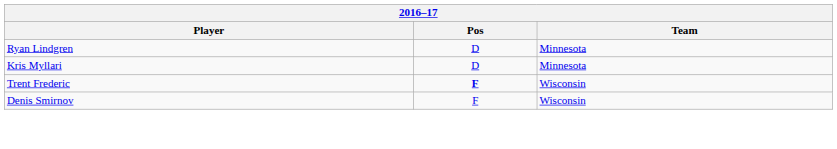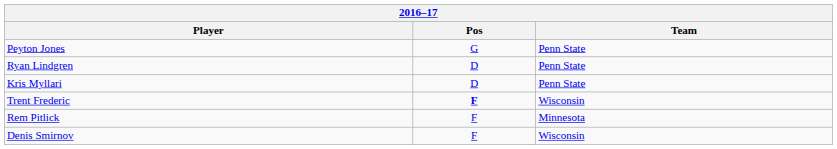+ row: (36, 48)
(563, 48) Minnesota -> (562, 65) Penn State
(563, 65) Minnesota -> (562, 83) Penn State
+ row: (33, 118)
